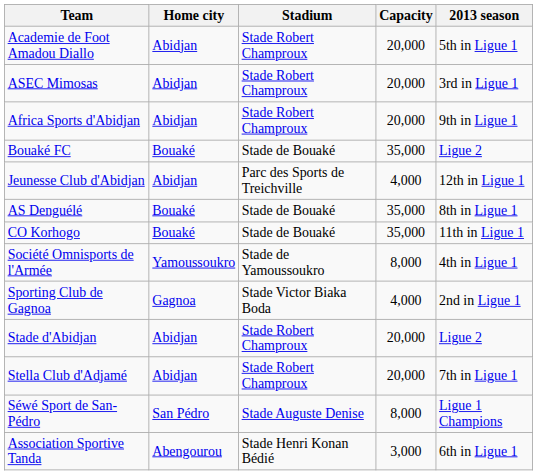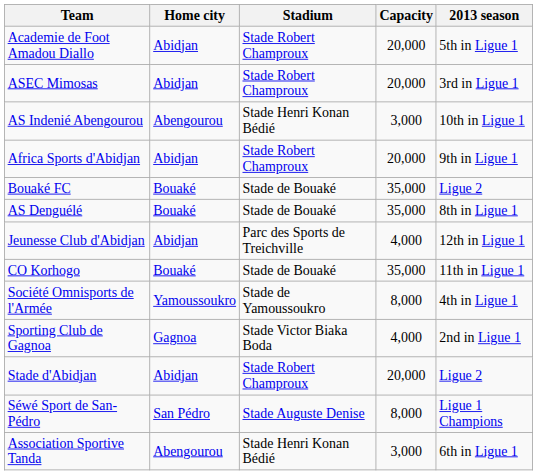+ row: (75, 120)
rows swapped: (45, 210) <-> (76, 180)
- row: (67, 375)
